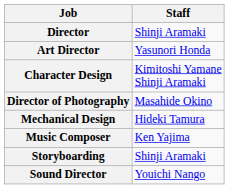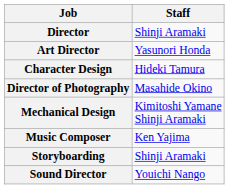(178, 75) Kimitoshi Yamane Shinji Aramaki -> (170, 69) Hideki Tamura
(170, 119) Hideki Tamura -> (178, 112) Kimitoshi Yamane Shinji Aramaki
